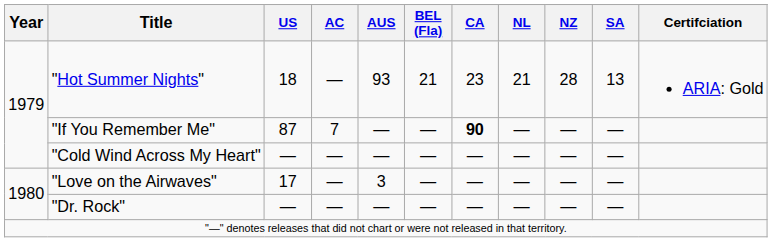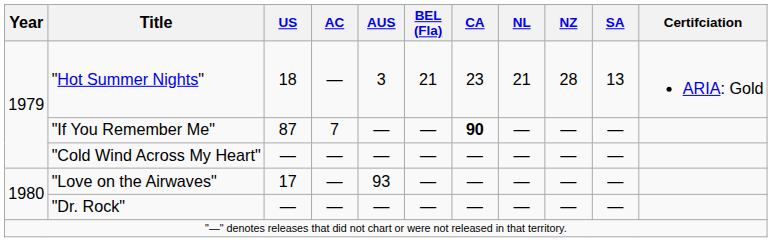(381, 79) 93 -> (381, 79) 3
(381, 181) 3 -> (381, 181) 93
